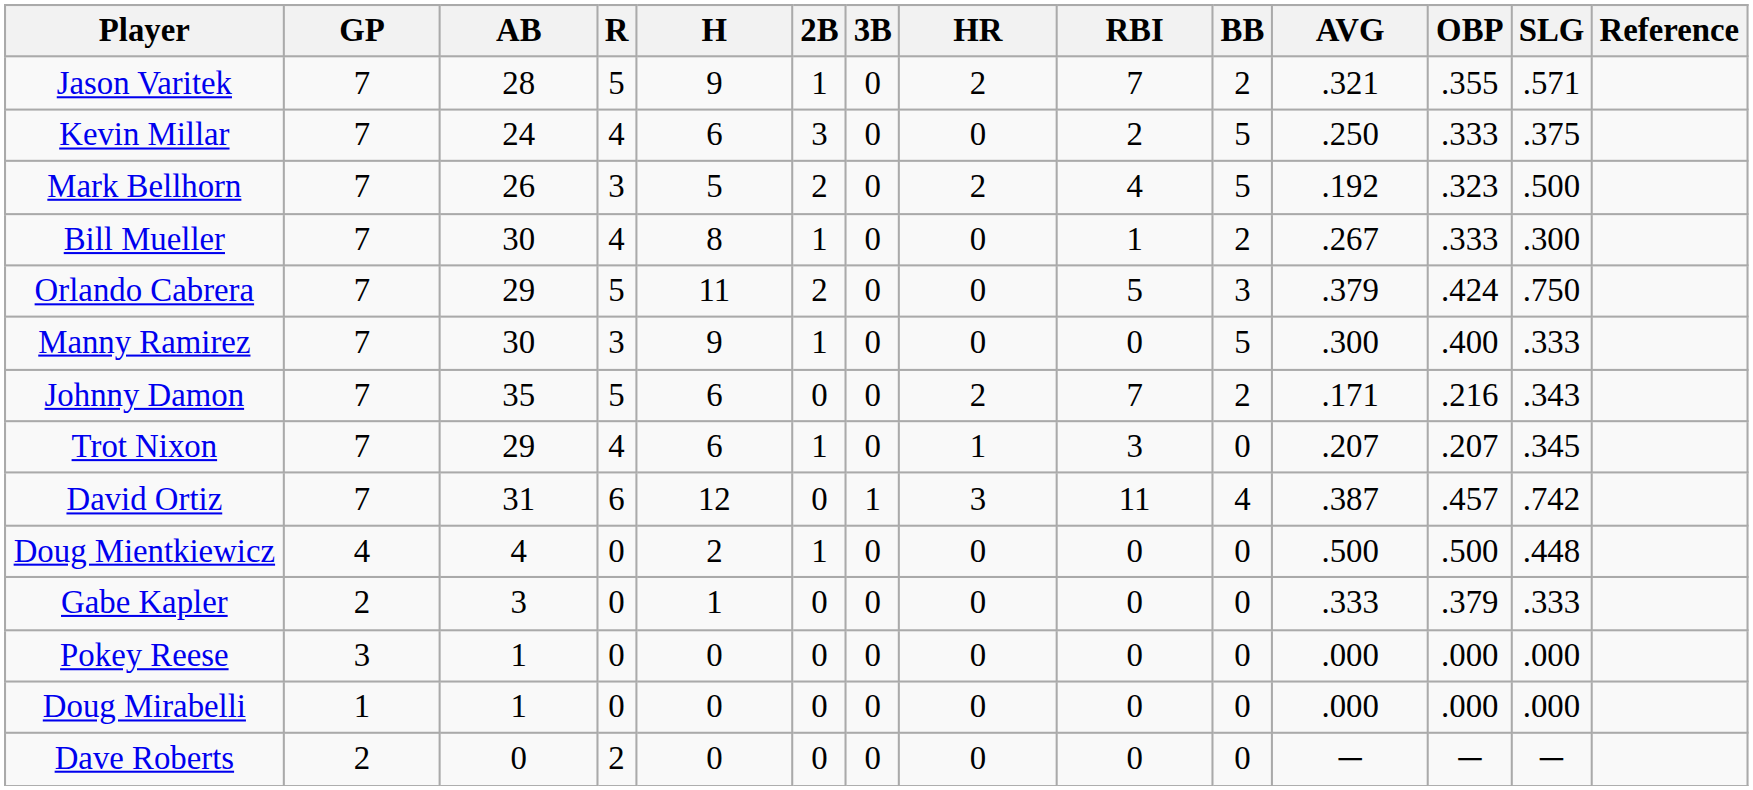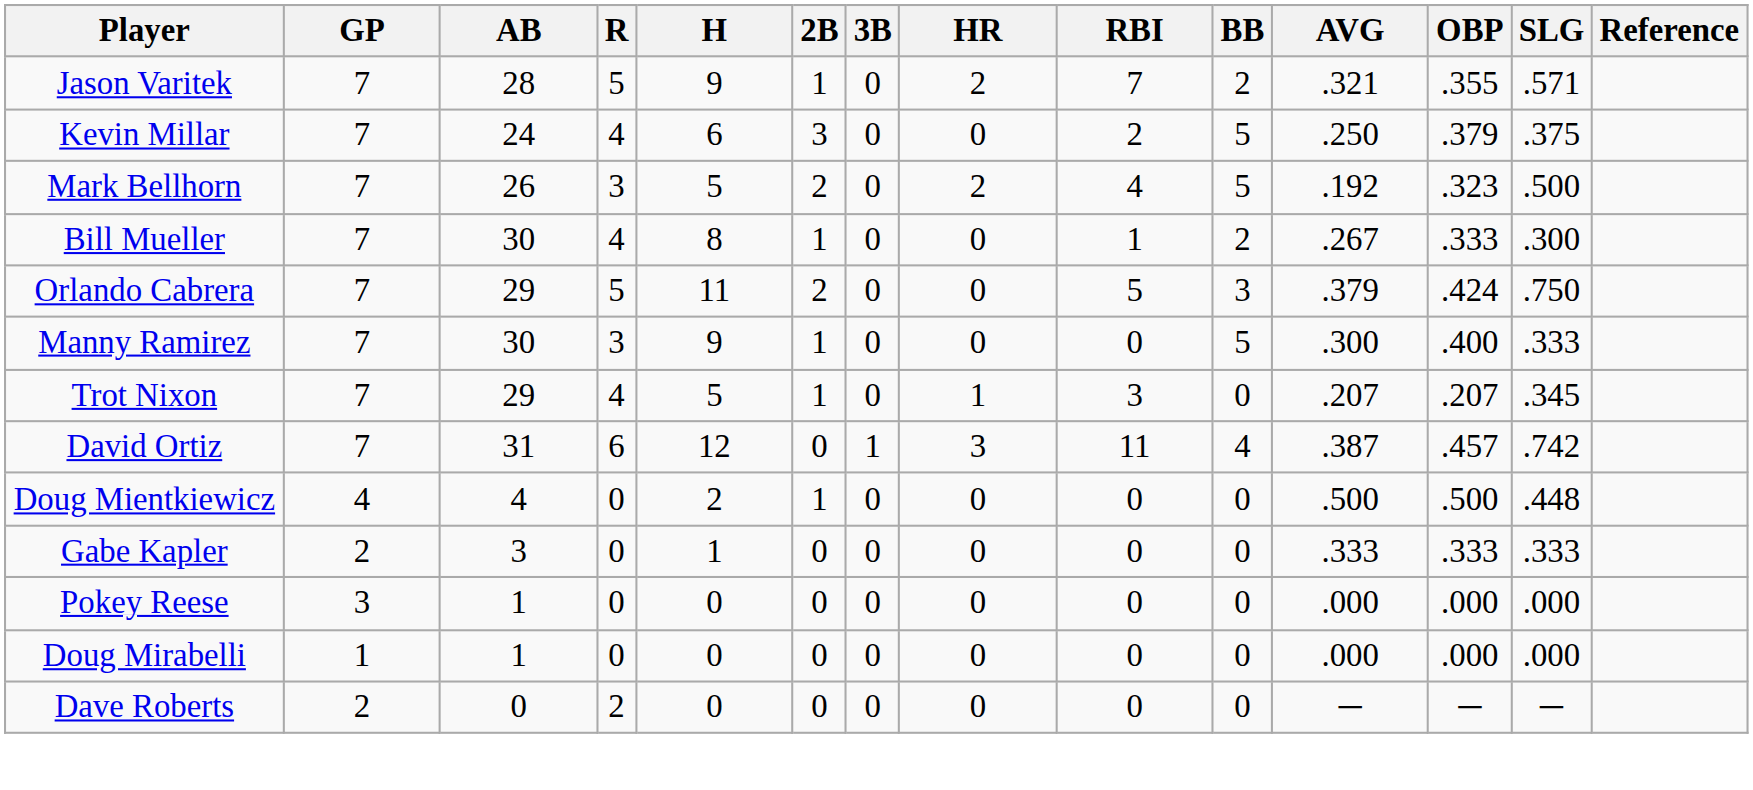(1470, 134) .333 -> (1470, 134) .379
- row: (144, 394)
(714, 446) 6 -> (714, 394) 5
(1470, 602) .379 -> (1470, 550) .333
